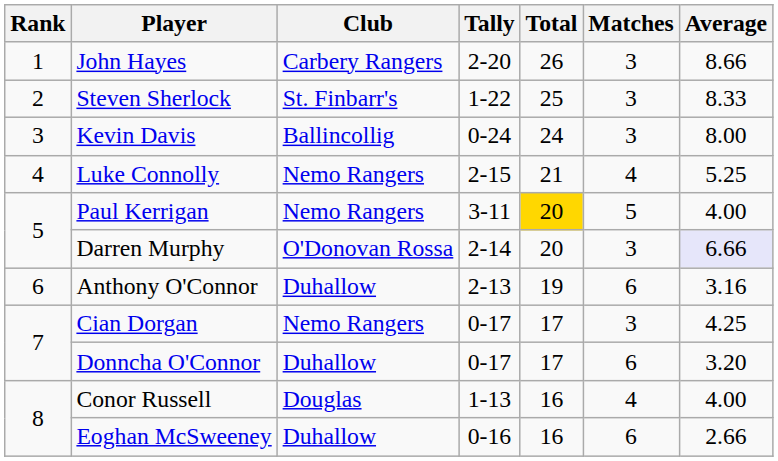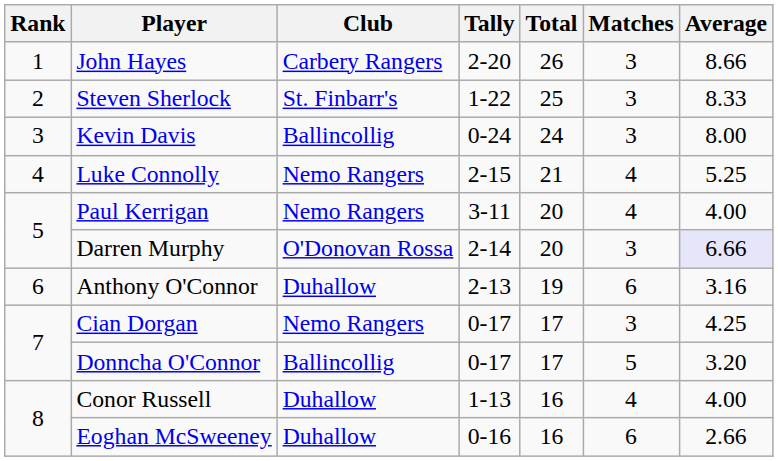(551, 211) gold background -> (551, 211) no background
(631, 211) 5 -> (631, 211) 4
(329, 361) Duhallow -> (339, 361) Ballincollig
(631, 361) 6 -> (631, 361) 5
(322, 398) Douglas -> (329, 398) Duhallow
